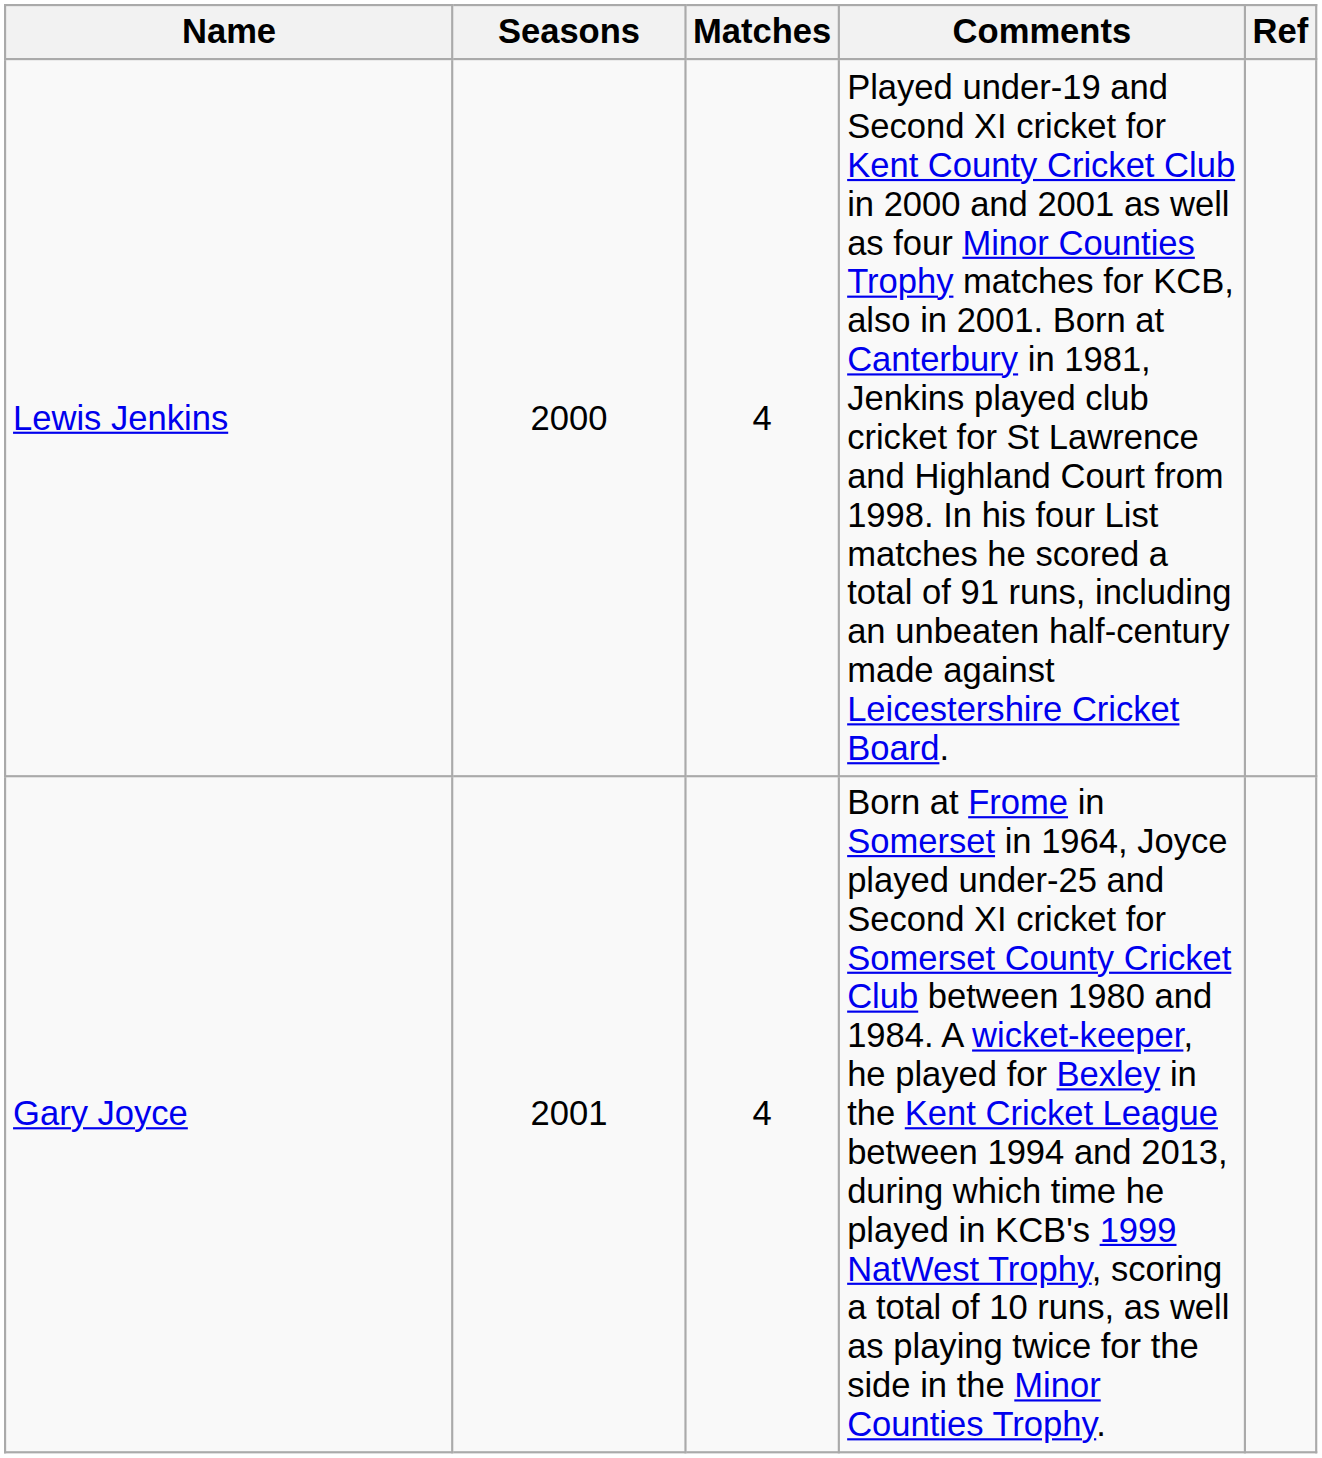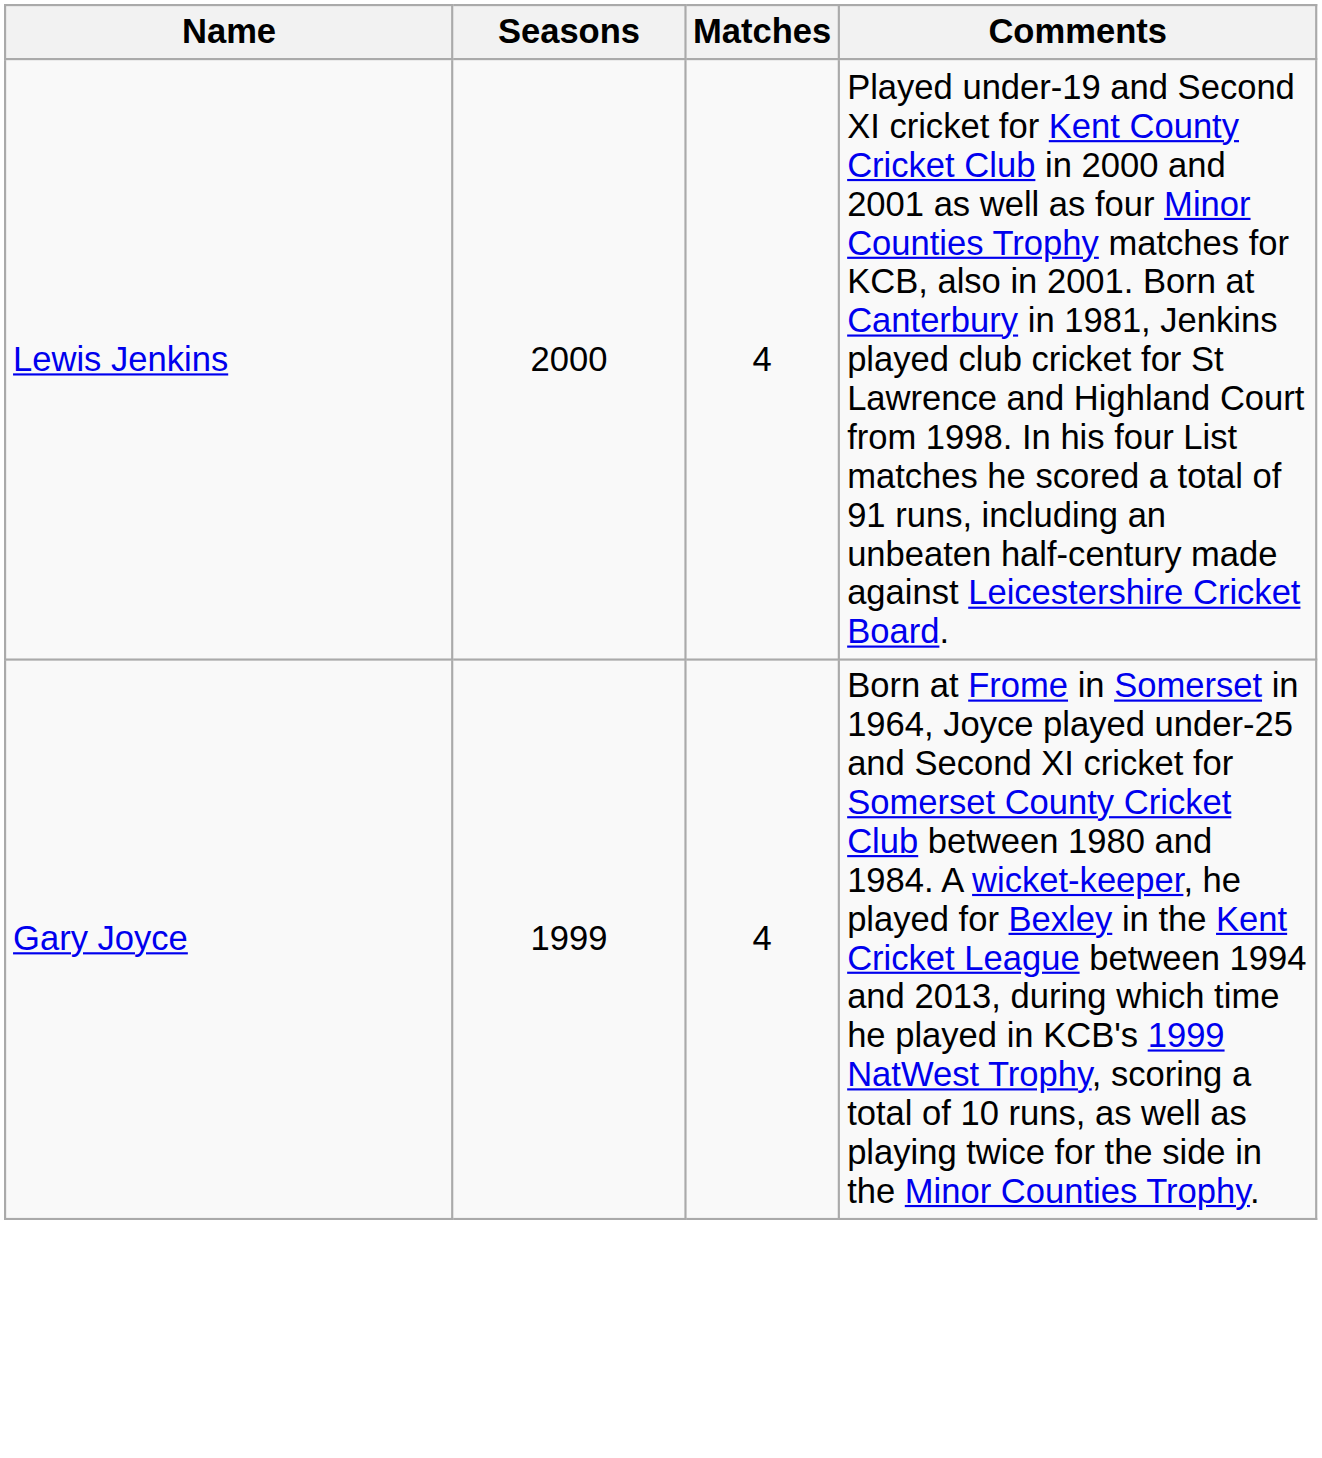- column: (1280, 31)
(569, 1113) 2001 -> (569, 938) 1999
